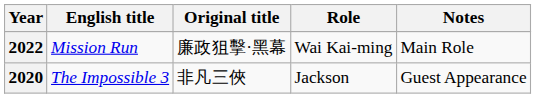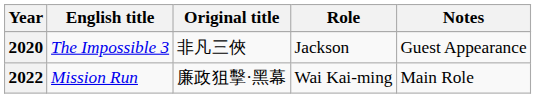rows swapped: (26, 77) <-> (26, 47)
